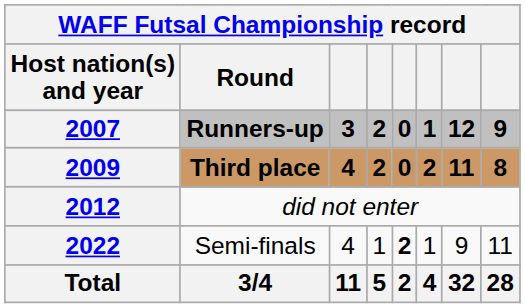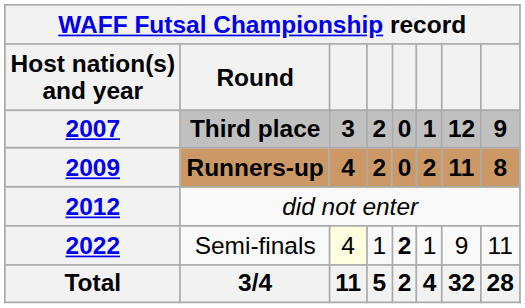(255, 129) Runners-up -> (255, 129) Third place
(255, 168) Third place -> (255, 168) Runners-up
(348, 245) no background -> (348, 245) lightyellow background
